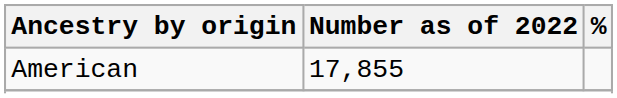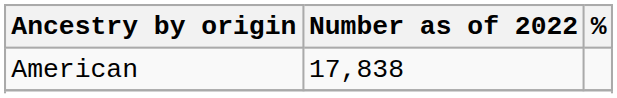(356, 70) 17,855 -> (356, 70) 17,838
